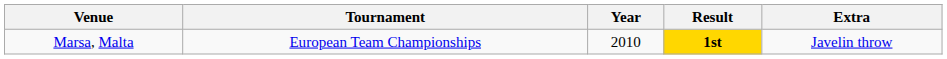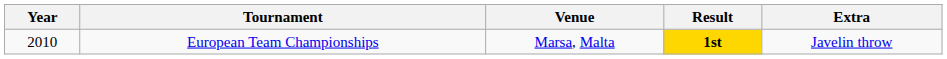columns swapped: (626, 17) <-> (93, 17)
